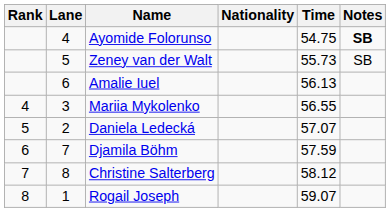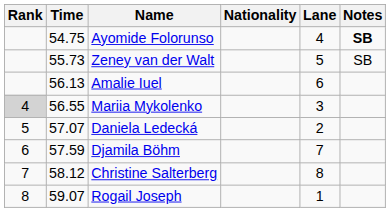columns swapped: (66, 15) <-> (319, 15)
(25, 106) no background -> (25, 106) lightgrey background
